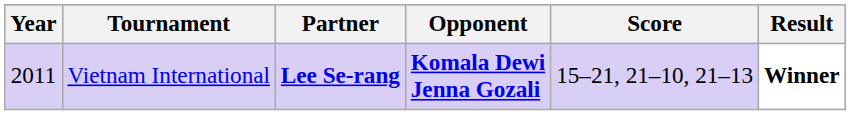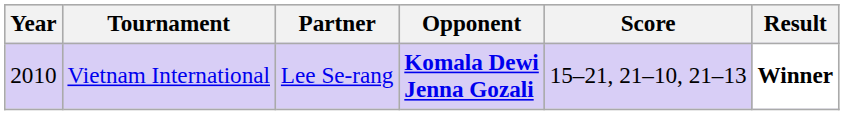(33, 75) 2011 -> (33, 75) 2010
(340, 75) bold -> (337, 75) normal
